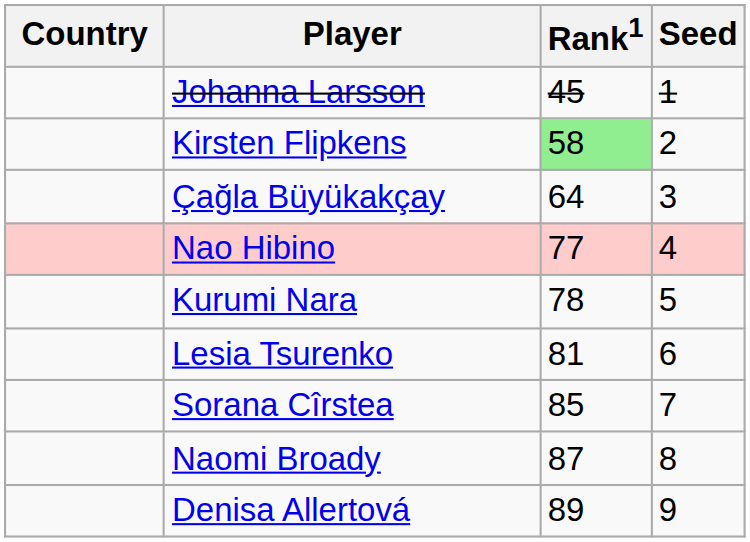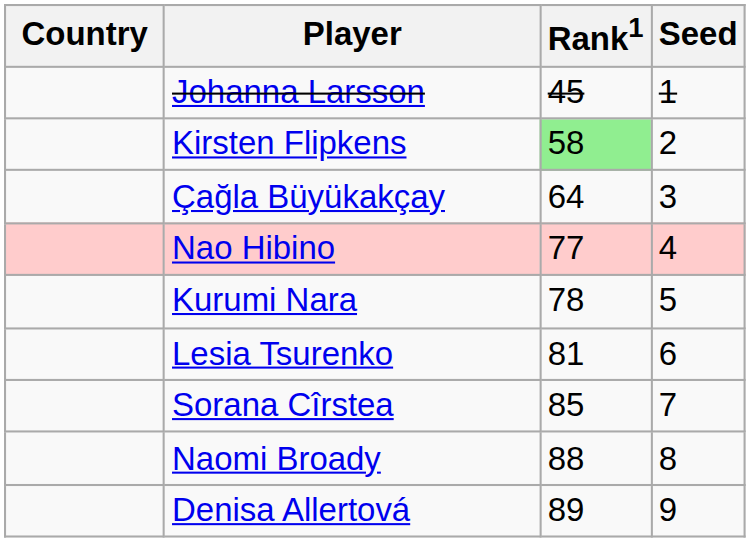(566, 457) 87 -> (566, 457) 88
